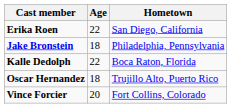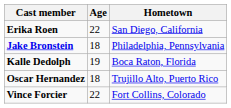(95, 62) 22 -> (95, 62) 19
(95, 95) 20 -> (95, 95) 22
